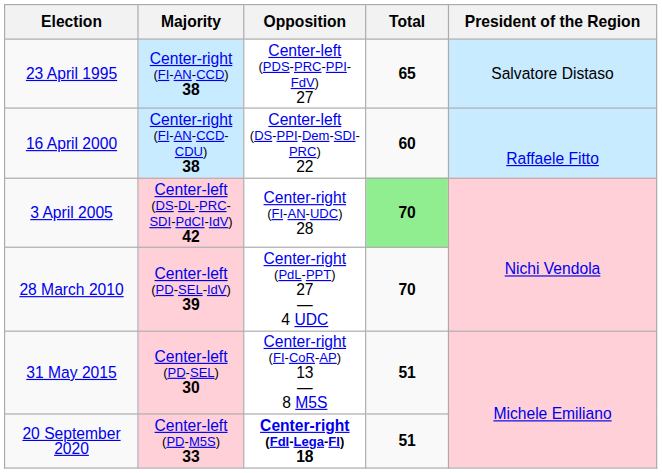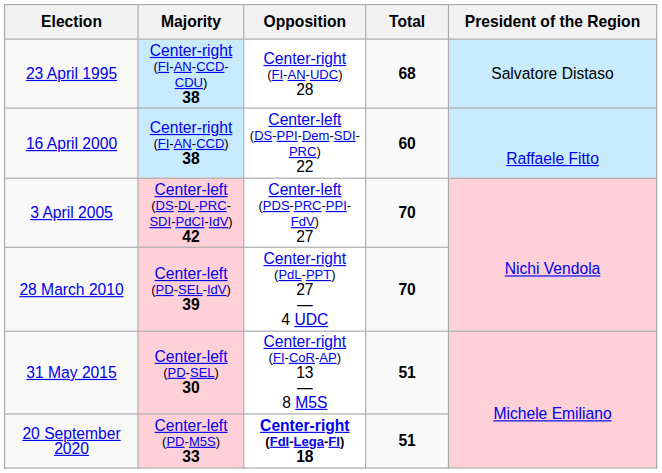(191, 73) Center-right (FI-AN-CCD) 38 -> (191, 73) Center-right (FI-AN-CCD-CDU) 38
(305, 73) Center-left (PDS-PRC-PPI-FdV) 27 -> (305, 73) Center-right (FI-AN-UDC) 28
(407, 73) 65 -> (407, 73) 68
(191, 143) Center-right (FI-AN-CCD-CDU) 38 -> (191, 143) Center-right (FI-AN-CCD) 38
(305, 212) Center-right (FI-AN-UDC) 28 -> (305, 212) Center-left (PDS-PRC-PPI-FdV) 27
(407, 212) lightgreen background -> (407, 212) no background
